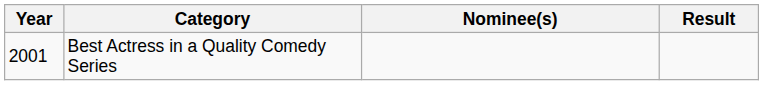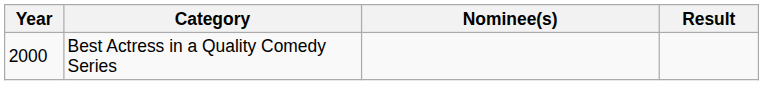(28, 56) 2001 -> (28, 56) 2000
